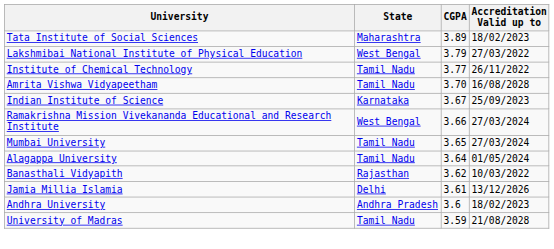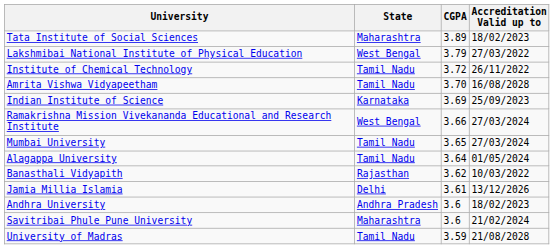(455, 70) 3.77 -> (455, 70) 3.72
(455, 101) 3.67 -> (455, 101) 3.69
+ row: (99, 221)
